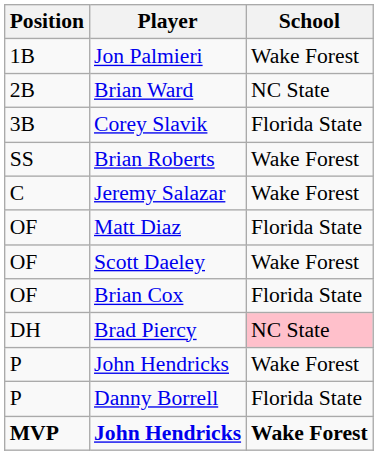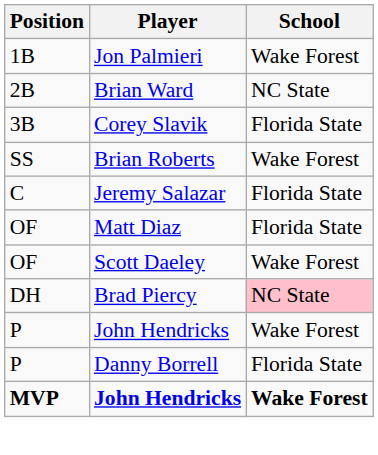(305, 192) Wake Forest -> (307, 192) Florida State
- row: (23, 295)
